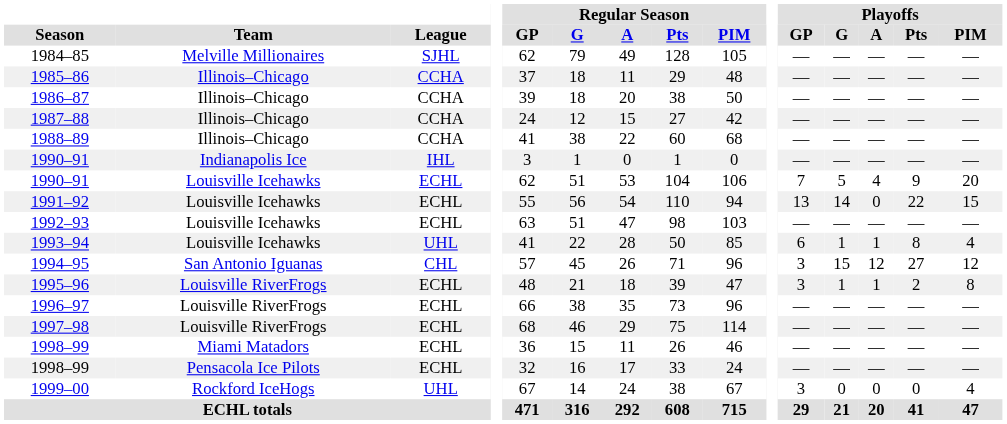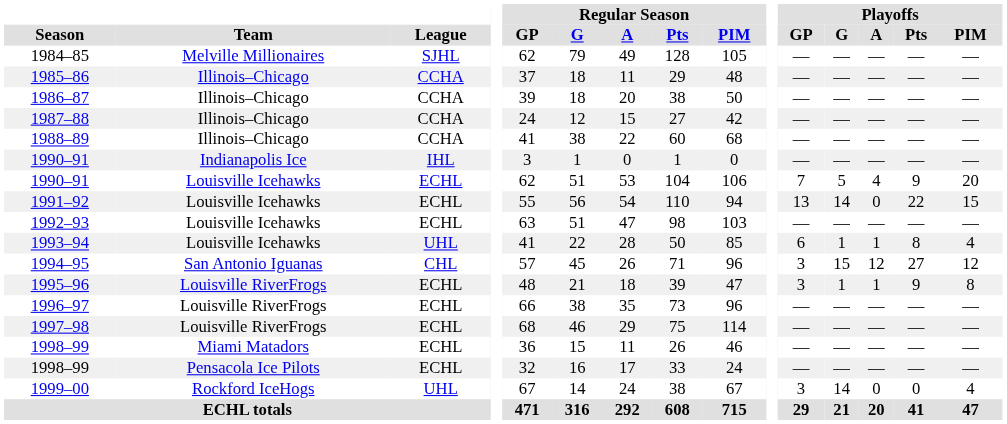(916, 284) 2 -> (916, 284) 9
(842, 388) 0 -> (842, 388) 14
